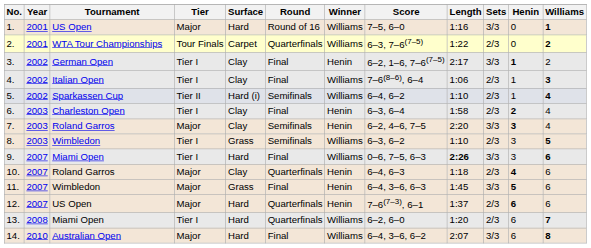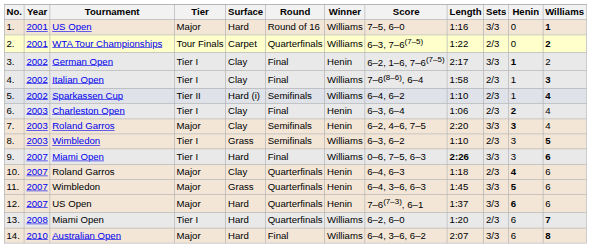(459, 79) 1:06 -> (459, 79) 1:58
(459, 111) 1:58 -> (459, 111) 1:06
(278, 187) Final -> (295, 187) Quarterfinals
(493, 203) 2/3 -> (493, 203) 3/3
